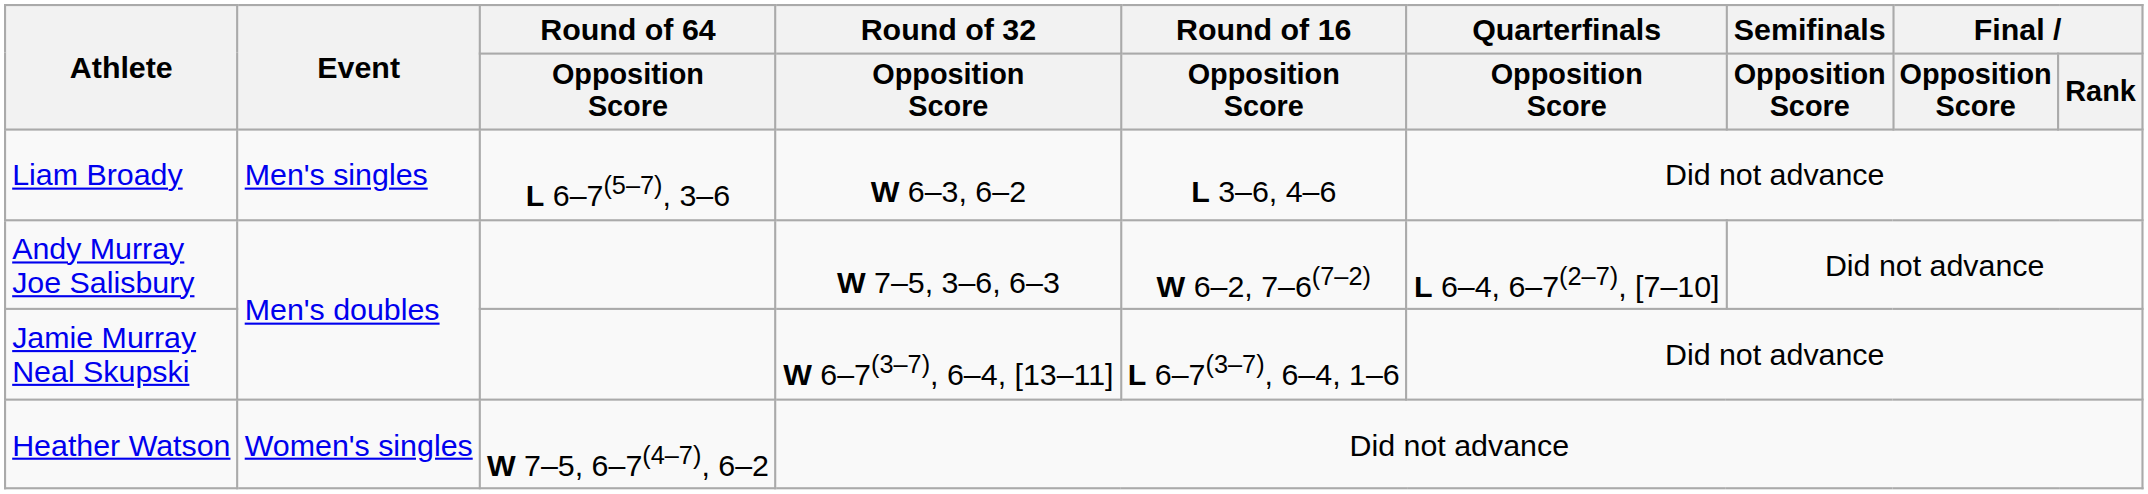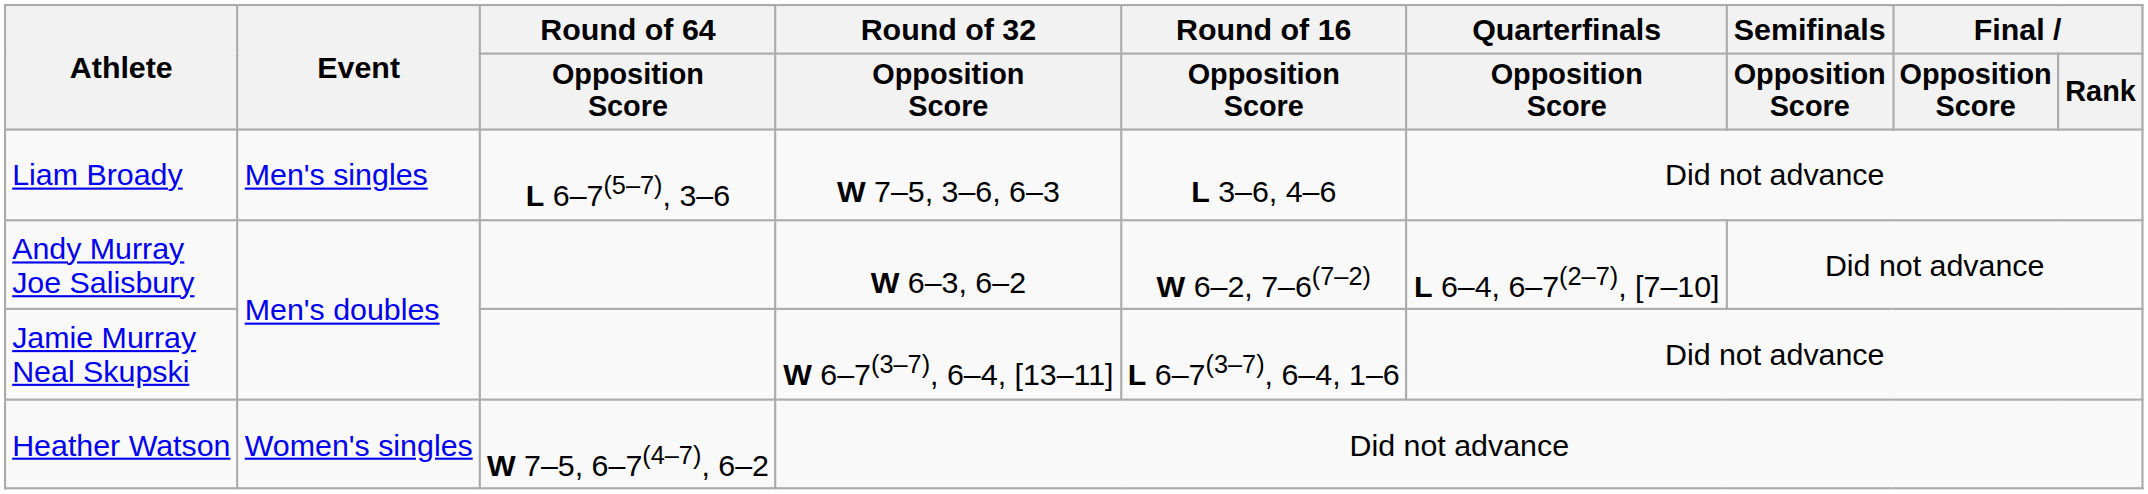(948, 192) W 6–3, 6–2 -> (948, 192) W 7–5, 3–6, 6–3
(948, 282) W 7–5, 3–6, 6–3 -> (948, 282) W 6–3, 6–2
